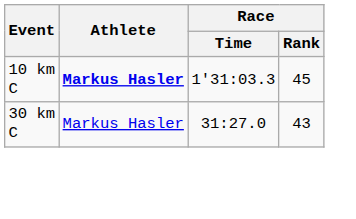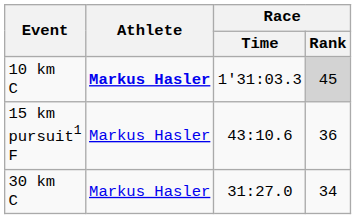(302, 79) no background -> (328, 79) lightgrey background
+ row: (45, 135)
(302, 124) 43 -> (328, 191) 34
